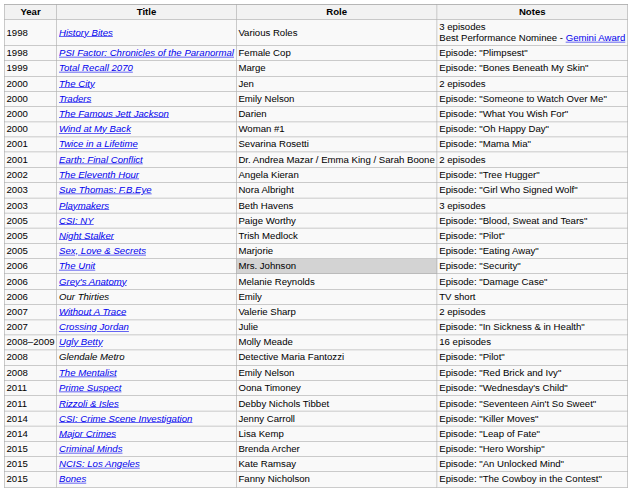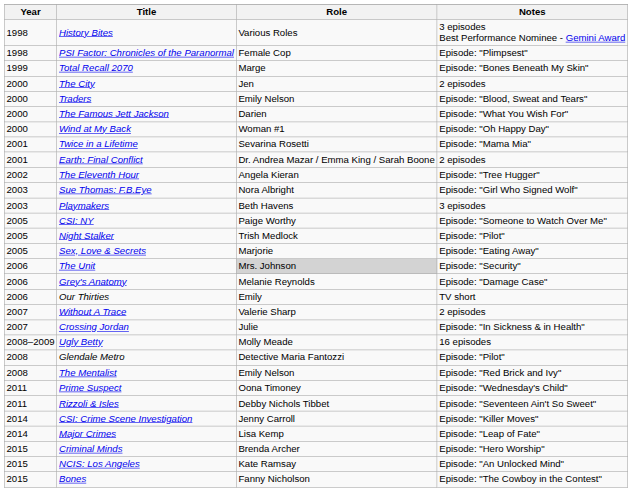(523, 99) Episode: "Someone to Watch Over Me" -> (513, 99) Episode: "Blood, Sweat and Tears"
(513, 220) Episode: "Blood, Sweat and Tears" -> (523, 220) Episode: "Someone to Watch Over Me"
